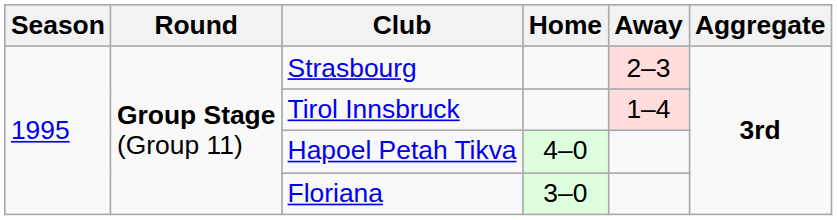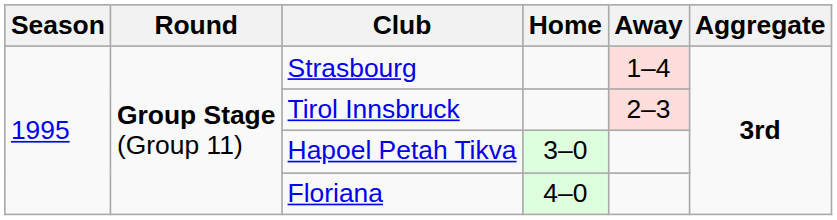(648, 67) 2–3 -> (648, 67) 1–4
(648, 109) 1–4 -> (648, 109) 2–3
(565, 151) 4–0 -> (565, 151) 3–0
(565, 192) 3–0 -> (565, 192) 4–0
